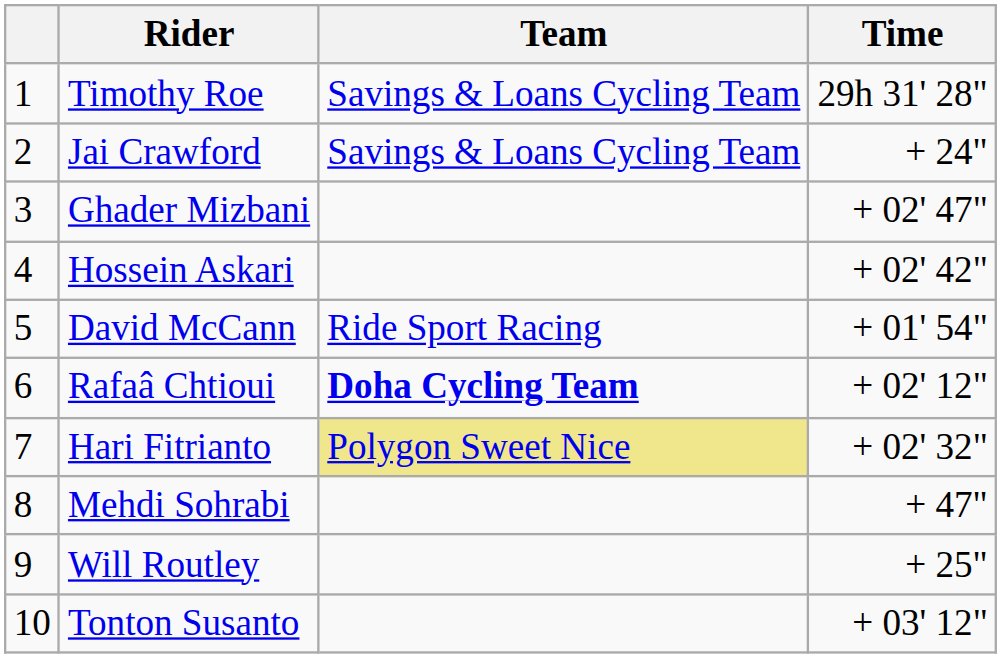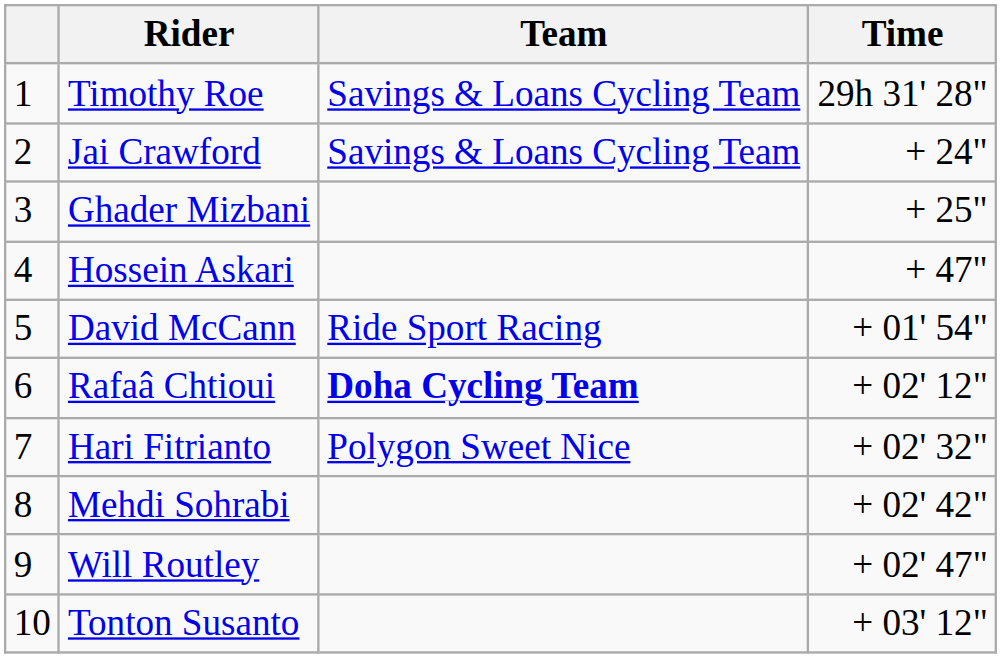(920, 210) + 02' 47" -> (947, 210) + 25"
(920, 269) + 02' 42" -> (947, 269) + 47"
(479, 446) khaki background -> (479, 446) no background
(947, 504) + 47" -> (920, 504) + 02' 42"
(947, 563) + 25" -> (920, 563) + 02' 47"
